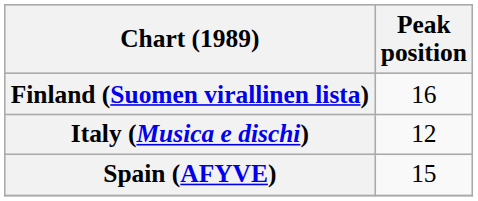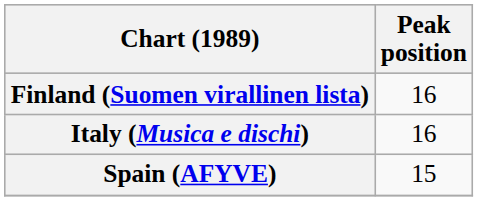(424, 133) 12 -> (424, 133) 16
